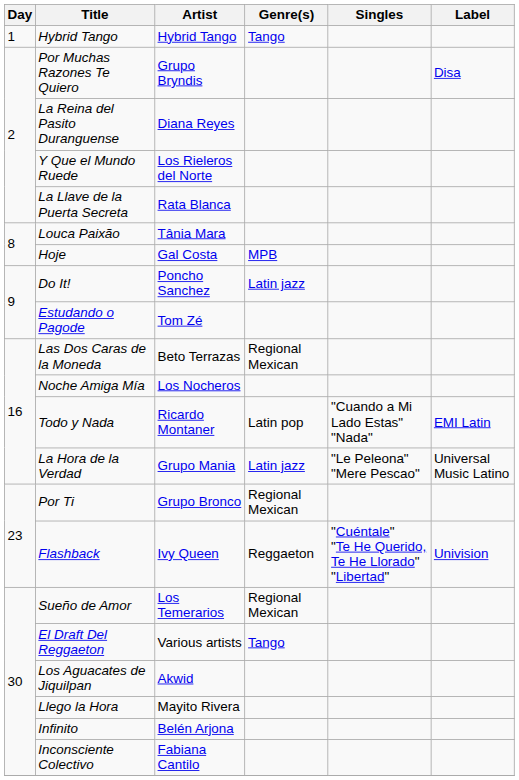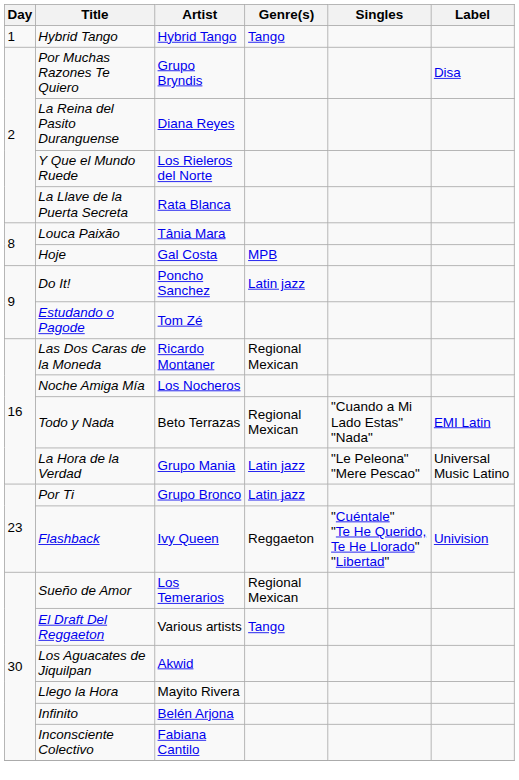(199, 356) Beto Terrazas -> (186, 356) Ricardo Montaner
(186, 422) Ricardo Montaner -> (199, 422) Beto Terrazas
(276, 422) Latin pop -> (275, 422) Regional Mexican
(275, 502) Regional Mexican -> (276, 495) Latin jazz
